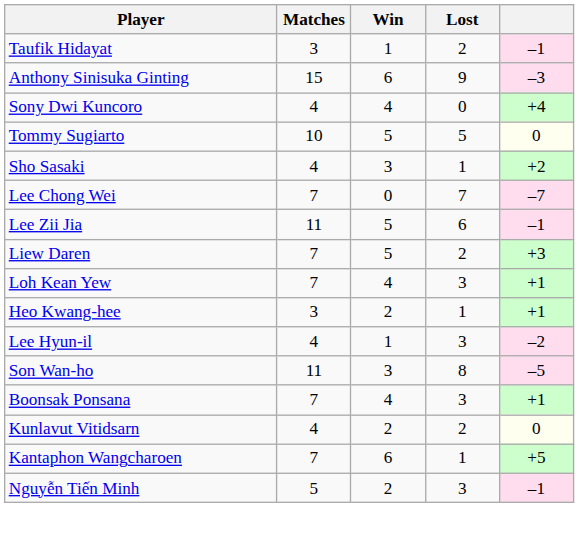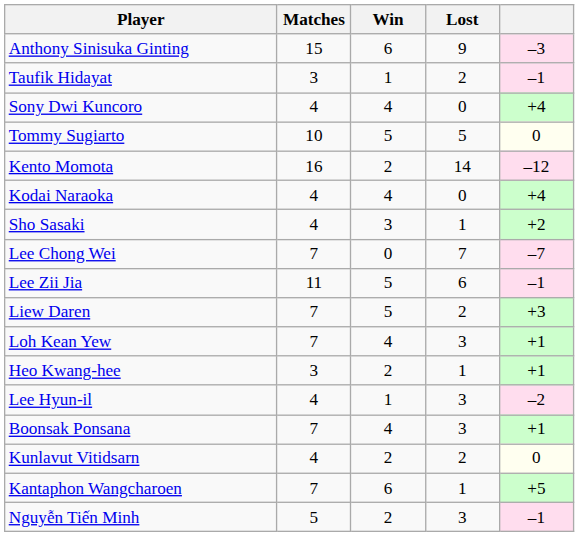rows swapped: (99, 77) <-> (60, 48)
+ row: (61, 165)
+ row: (61, 194)
- row: (51, 370)
